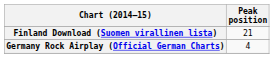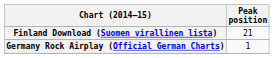(248, 46) 4 -> (248, 46) 1
